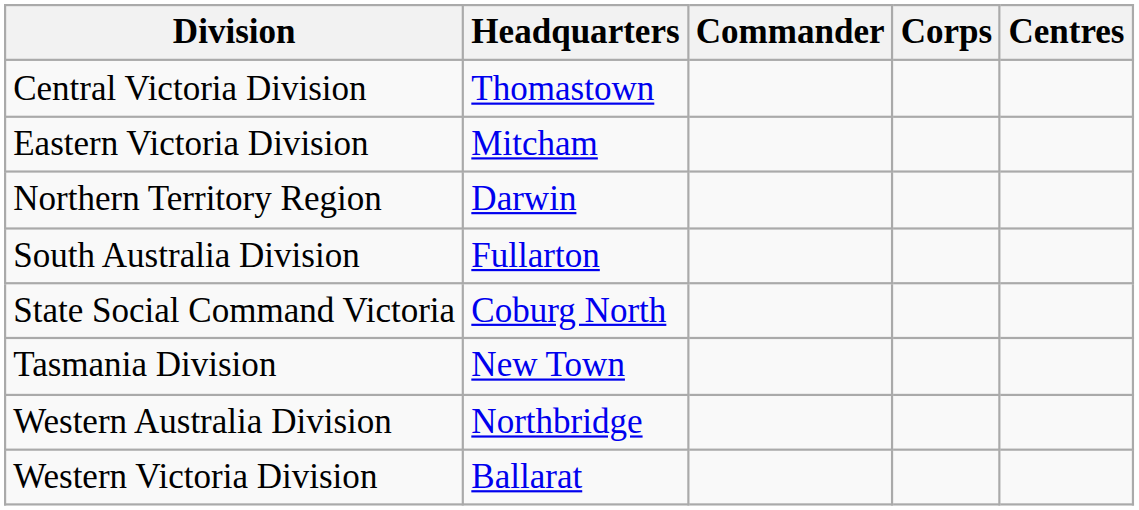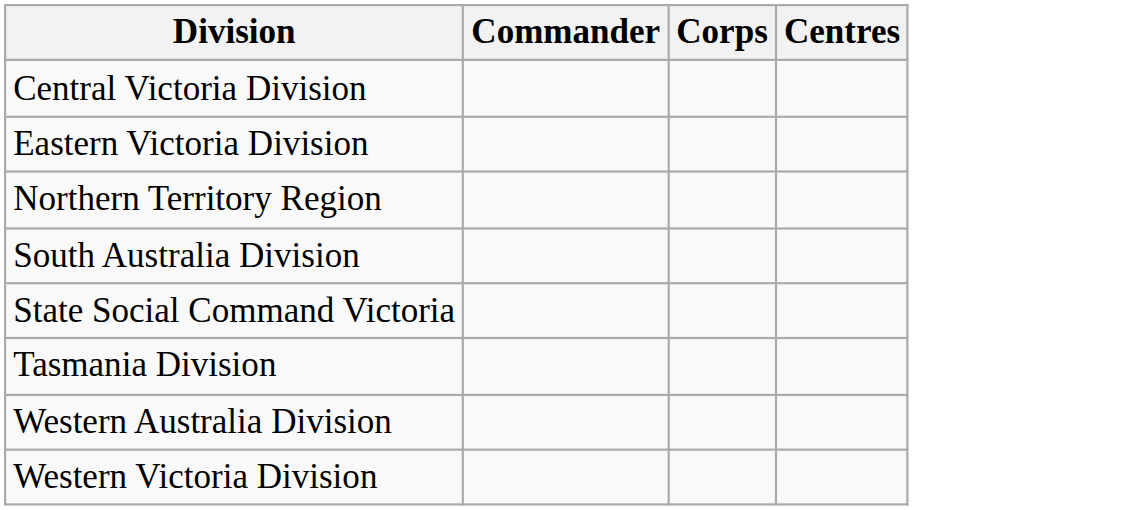- column: (575, 32)
